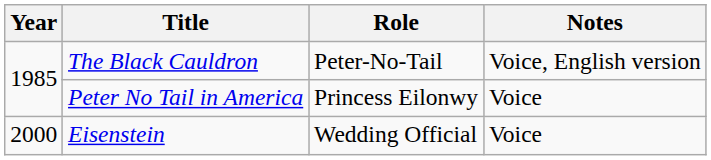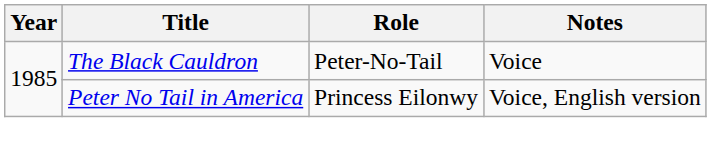(595, 60) Voice, English version -> (515, 60) Voice
(515, 97) Voice -> (595, 97) Voice, English version
- row: (116, 135)
